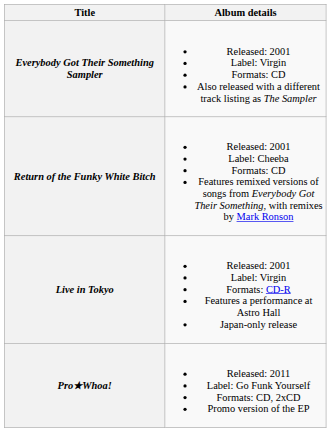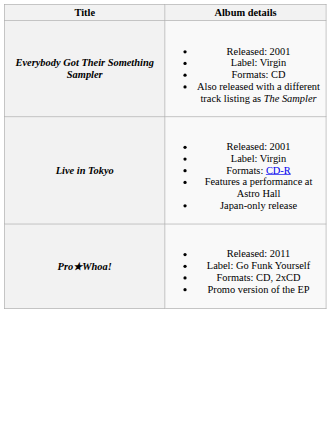- row: (85, 176)
